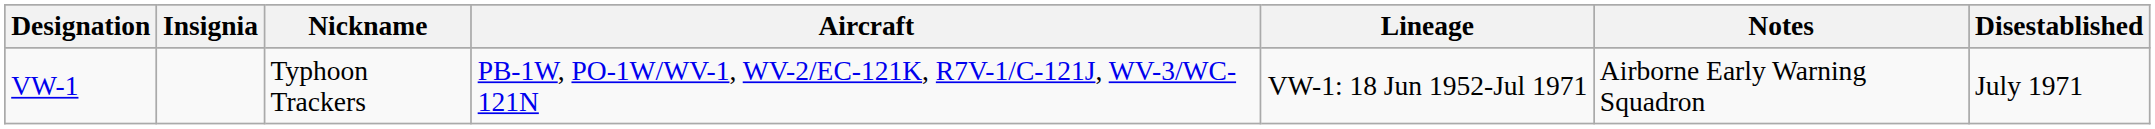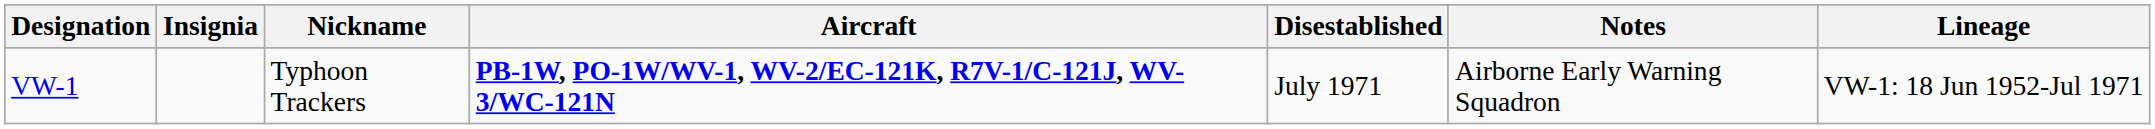columns swapped: (1427, 26) <-> (2059, 26)
(857, 85) normal -> (830, 85) bold
